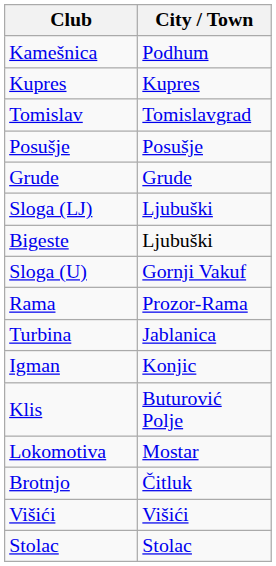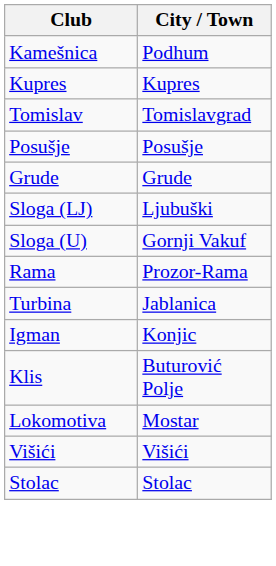- row: (39, 240)
- row: (40, 483)
